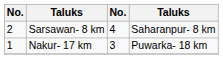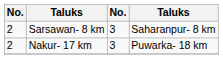(112, 30) 4 -> (112, 30) 3
(10, 46) 1 -> (10, 46) 2
